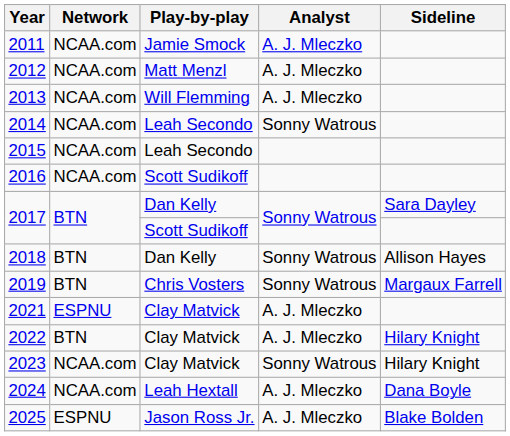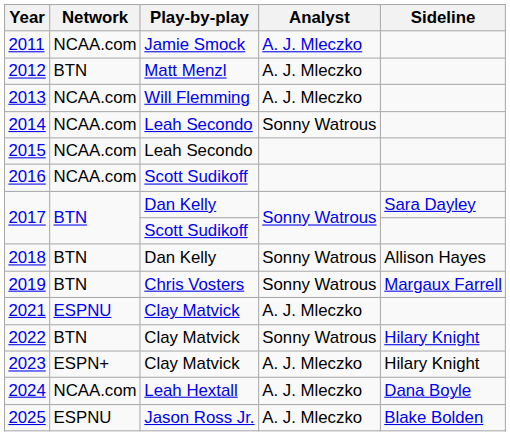(95, 71) NCAA.com -> (70, 71) BTN
(312, 337) A. J. Mleczko -> (319, 337) Sonny Watrous
(95, 364) NCAA.com -> (81, 364) ESPN+
(319, 364) Sonny Watrous -> (312, 364) A. J. Mleczko
